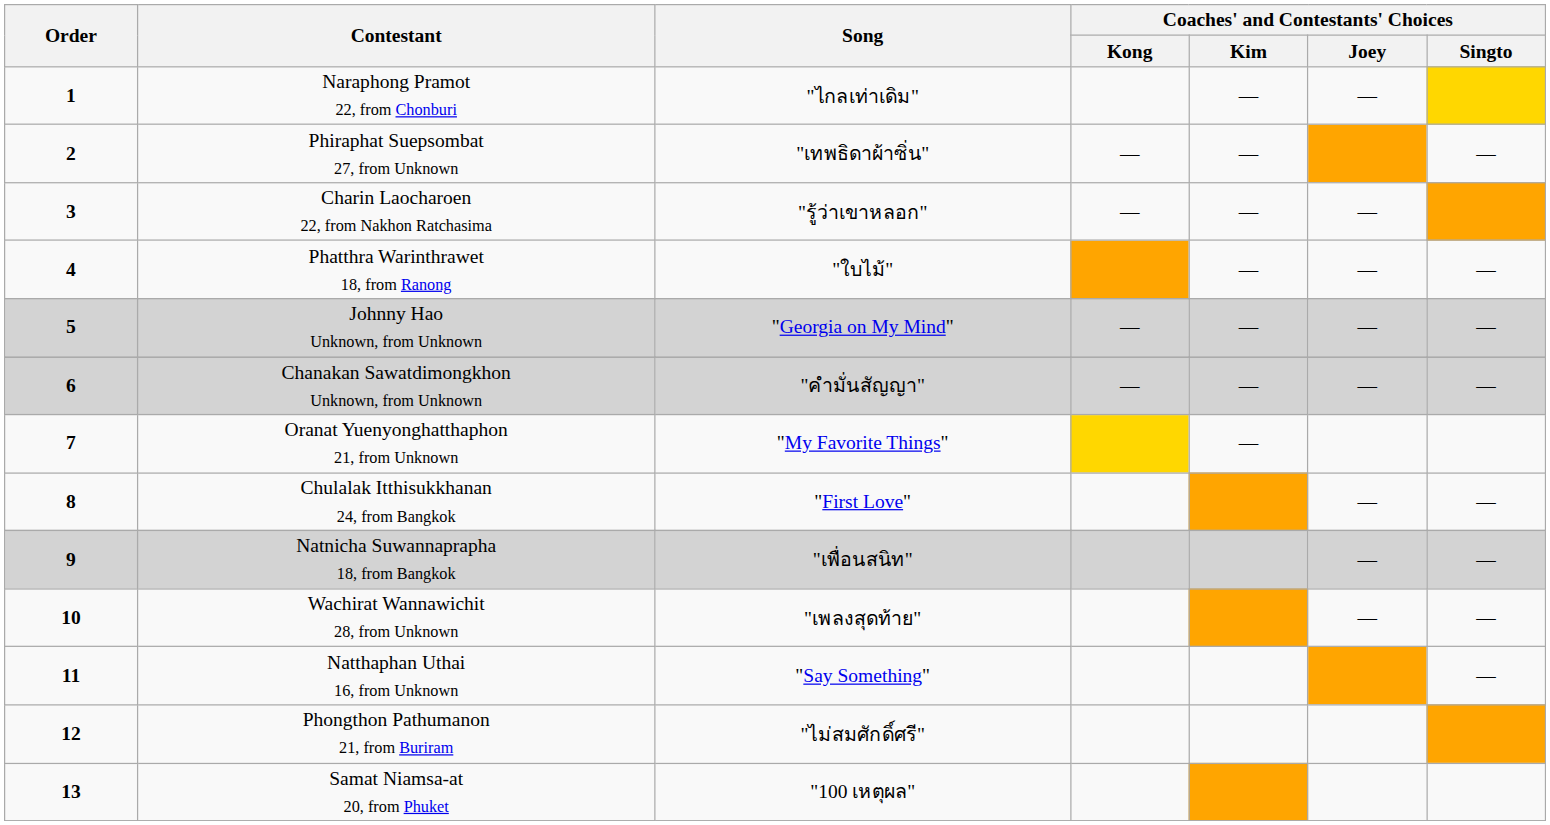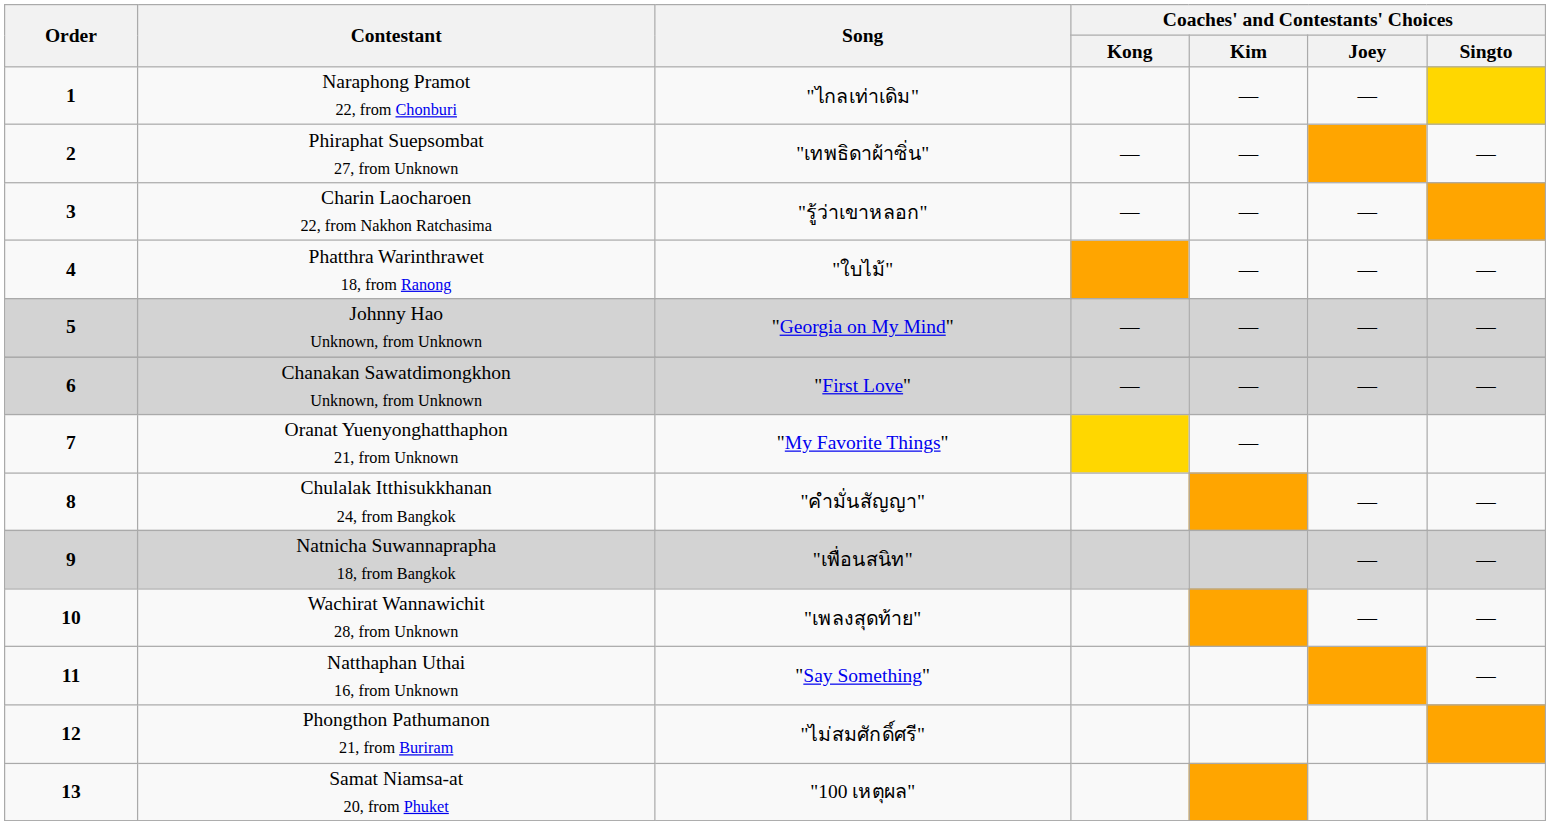(863, 386) "คำมั่นสัญญา" -> (863, 385) "First Love"
(863, 501) "First Love" -> (863, 502) "คำมั่นสัญญา"
